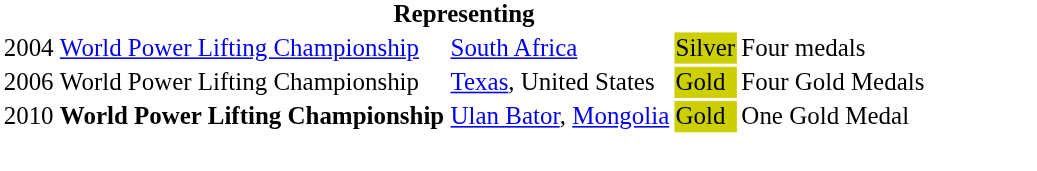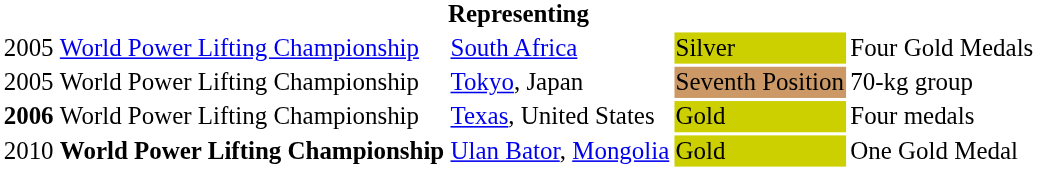(29, 47) 2004 -> (29, 47) 2005
(803, 47) Four medals -> (942, 47) Four Gold Medals
+ row: (517, 82)
(29, 82) normal -> (29, 116) bold
(833, 82) Four Gold Medals -> (912, 116) Four medals
